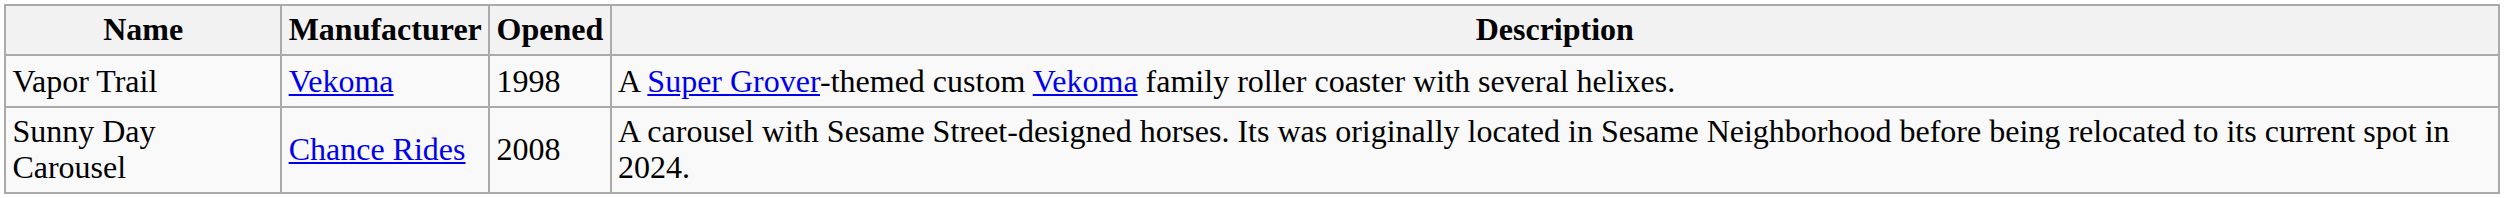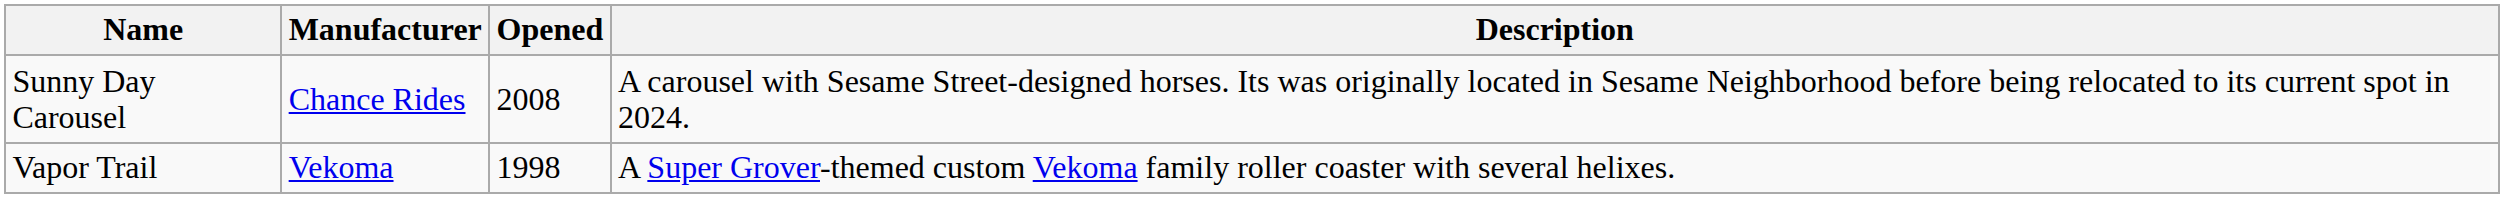rows swapped: (85, 80) <-> (84, 149)
